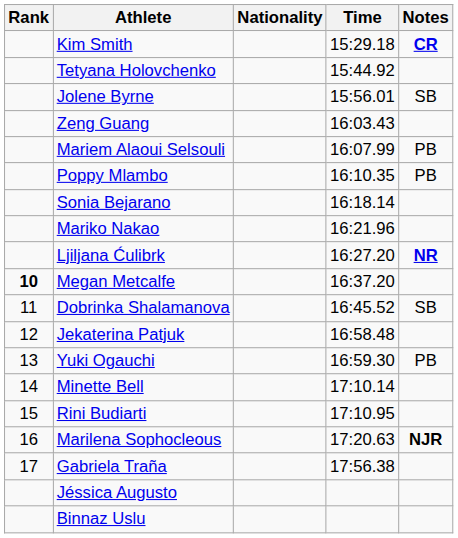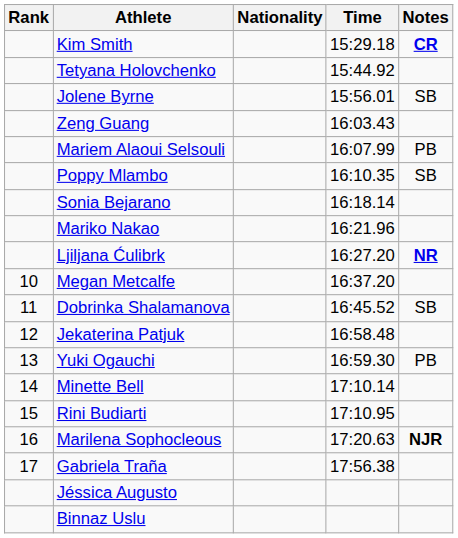(426, 176) PB -> (426, 176) SB
(29, 281) bold -> (29, 281) normal
